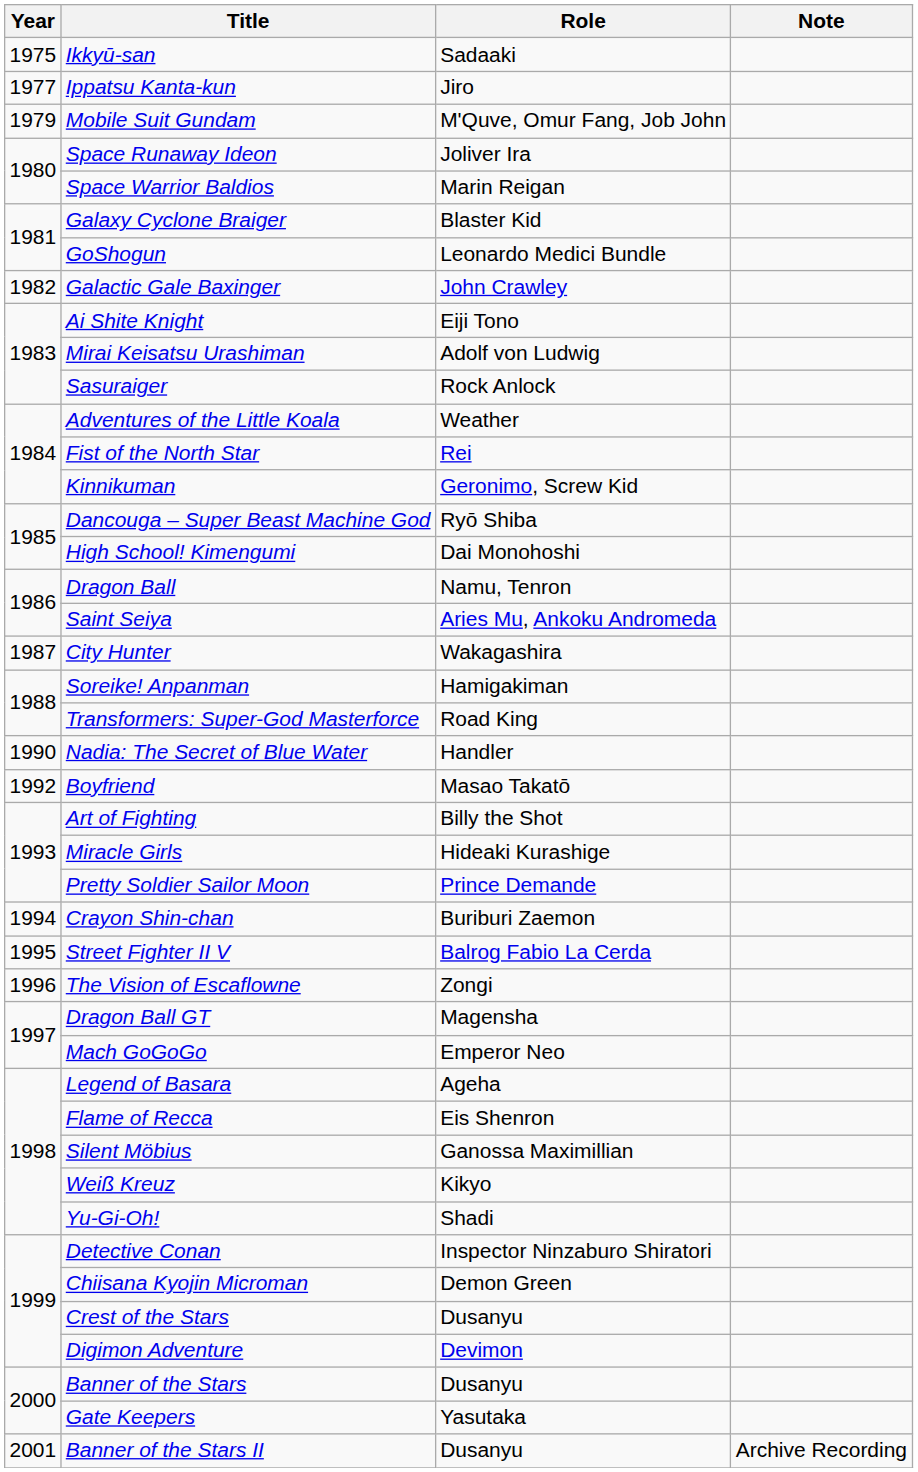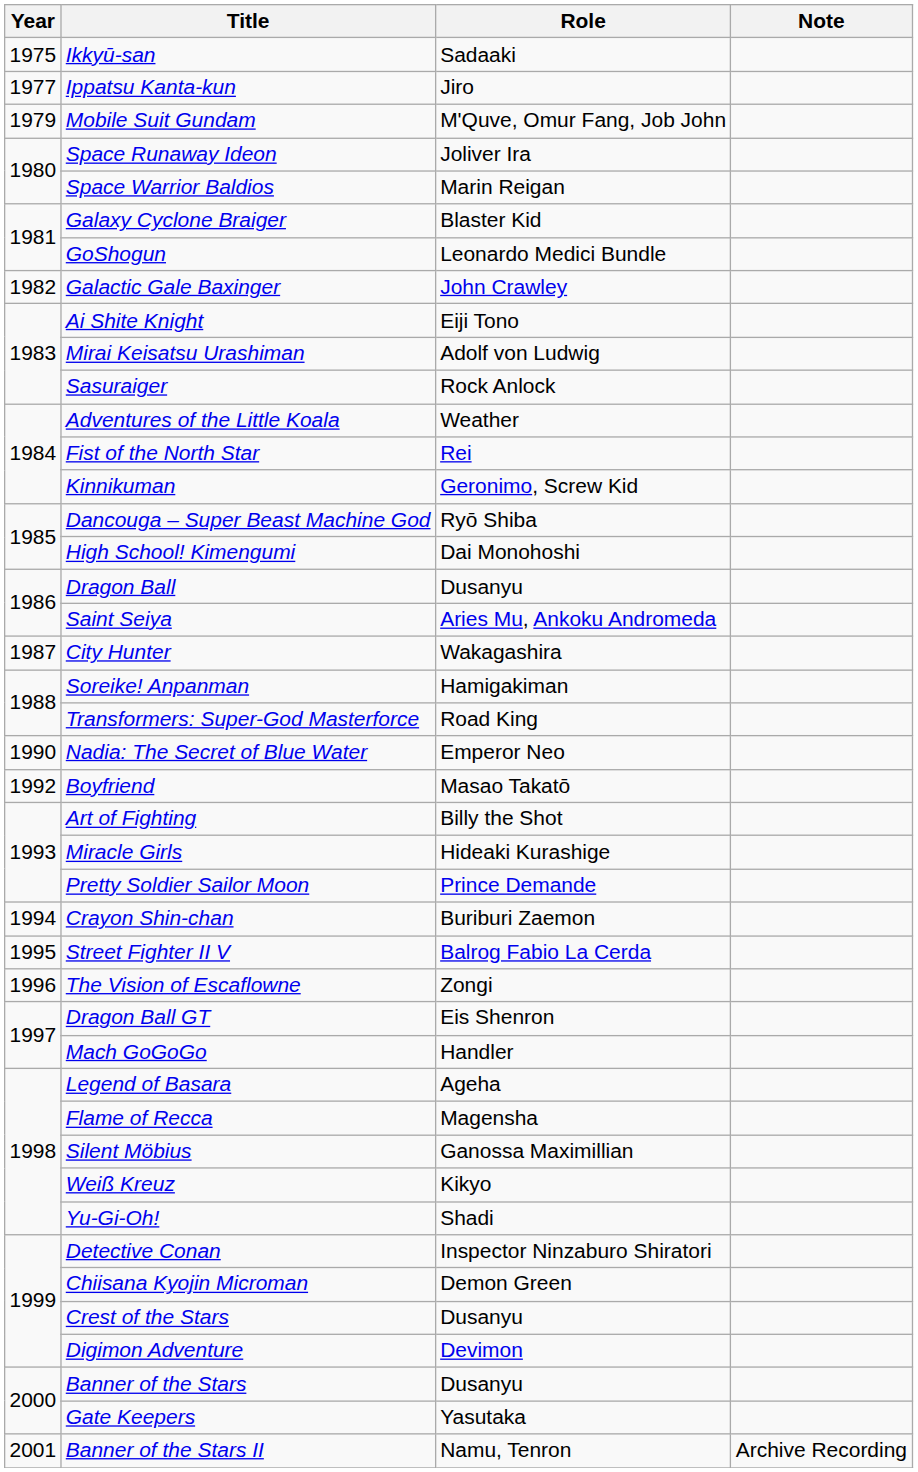(506, 586) Namu, Tenron -> (482, 586) Dusanyu
(477, 752) Handler -> (502, 752) Emperor Neo
(489, 1018) Magensha -> (497, 1018) Eis Shenron
(502, 1051) Emperor Neo -> (477, 1051) Handler
(497, 1118) Eis Shenron -> (489, 1118) Magensha
(482, 1450) Dusanyu -> (506, 1450) Namu, Tenron
